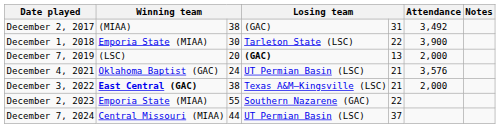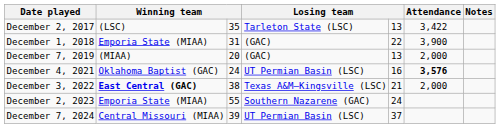(115, 27) (MIAA) -> (112, 27) (LSC)
(234, 27) 38 -> (234, 27) 35
(258, 27) (GAC) -> (299, 27) Tarleton State (LSC)
(396, 27) 31 -> (396, 27) 13
(434, 27) 3,492 -> (434, 27) 3,422
(234, 41) 30 -> (234, 41) 31
(299, 41) Tarleton State (LSC) -> (258, 41) (GAC)
(112, 56) (LSC) -> (115, 56) (MIAA)
(258, 56) bold -> (258, 56) normal
(396, 71) 21 -> (396, 71) 16
(434, 71) normal -> (434, 71) bold
(396, 101) 22 -> (396, 101) 24
(234, 116) 44 -> (234, 116) 39
